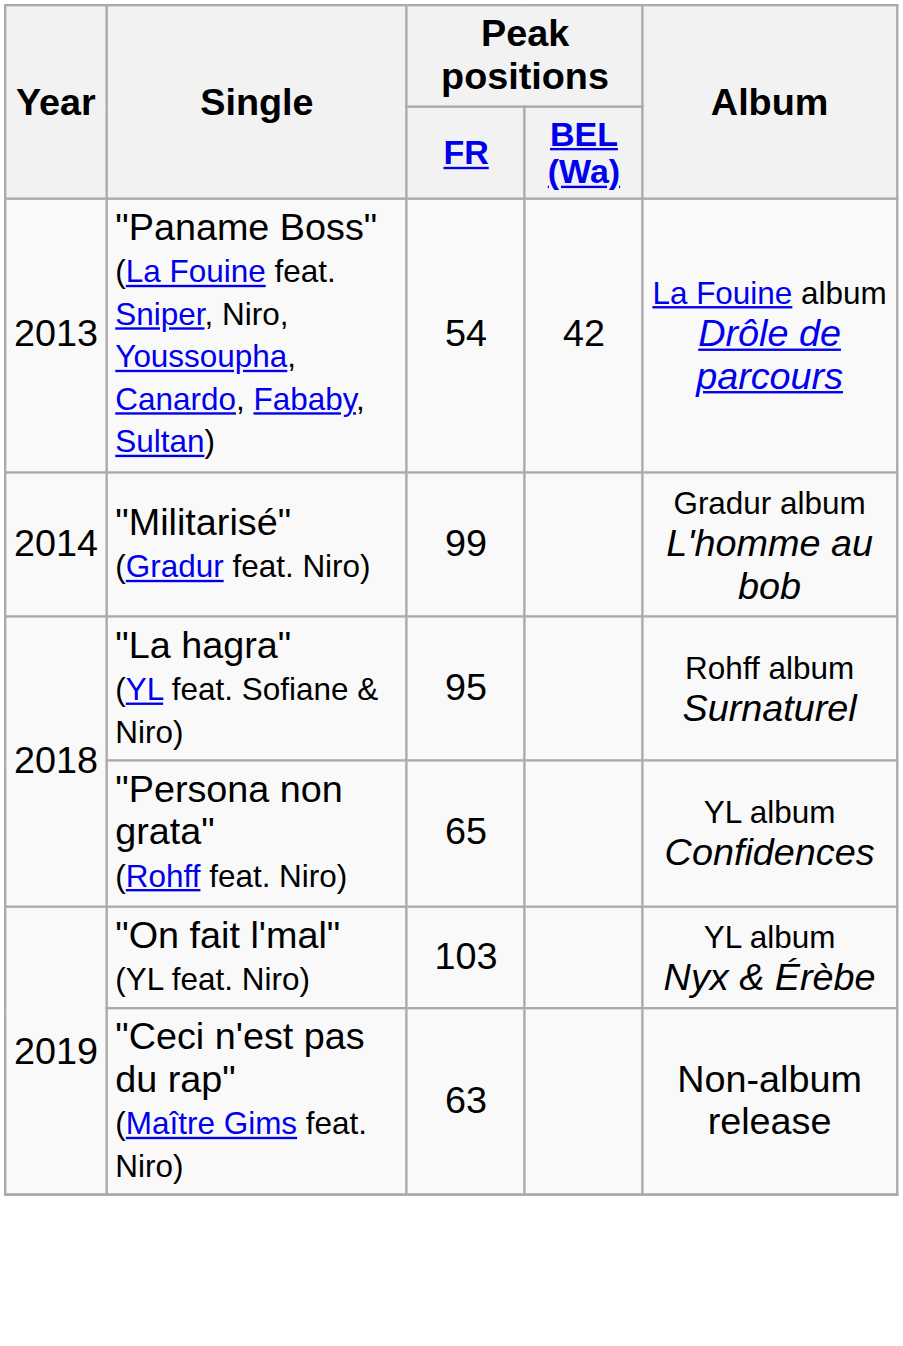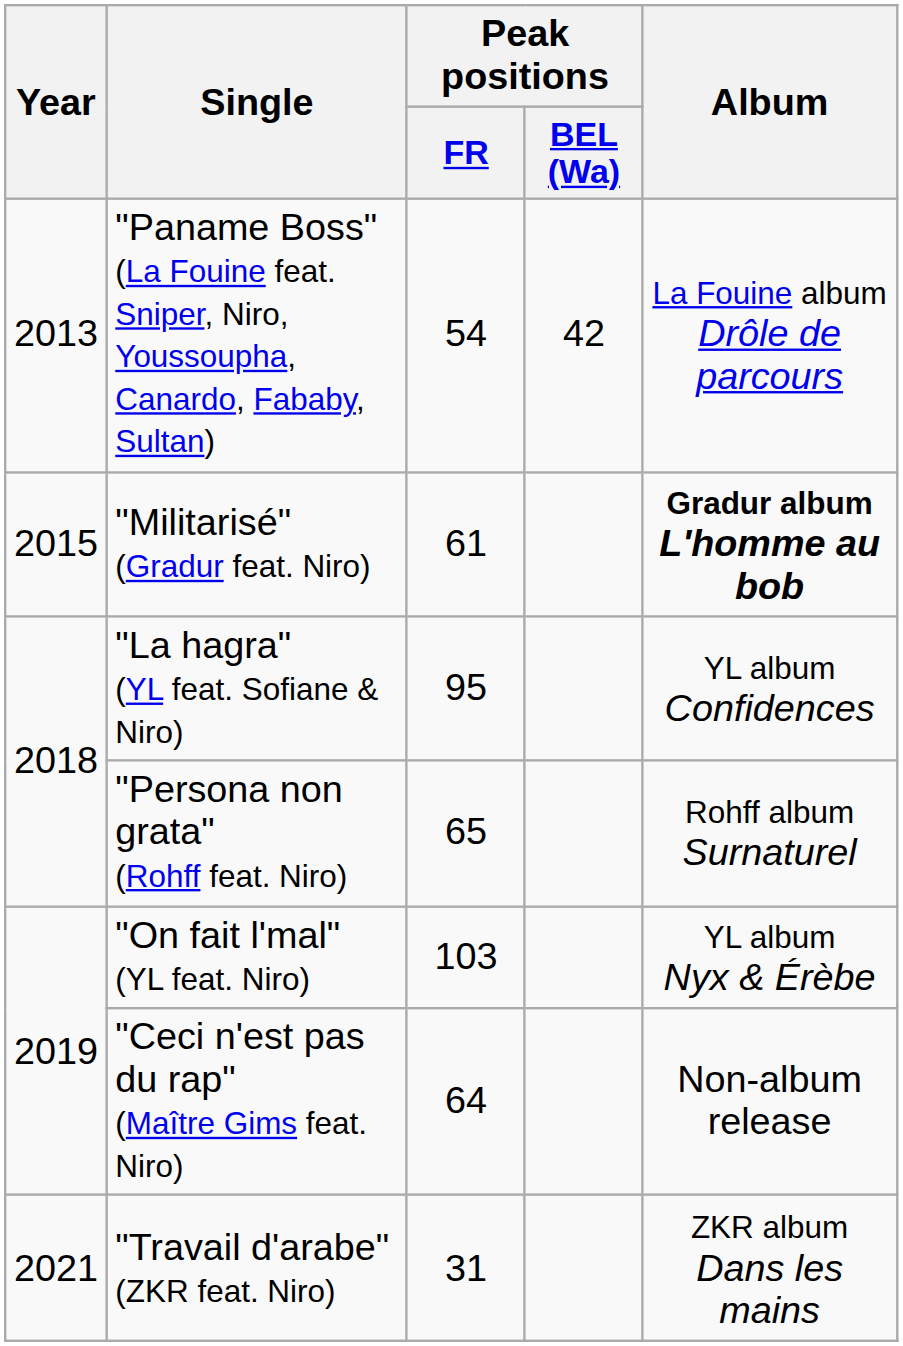(56, 543) 2014 -> (56, 543) 2015
(466, 543) 99 -> (466, 543) 61
(770, 545) normal -> (770, 543) bold
(770, 690) Rohff album Surnaturel -> (770, 690) YL album Confidences
(770, 835) YL album Confidences -> (770, 835) Rohff album Surnaturel
(466, 1101) 63 -> (466, 1101) 64
+ row: (252, 1267)
